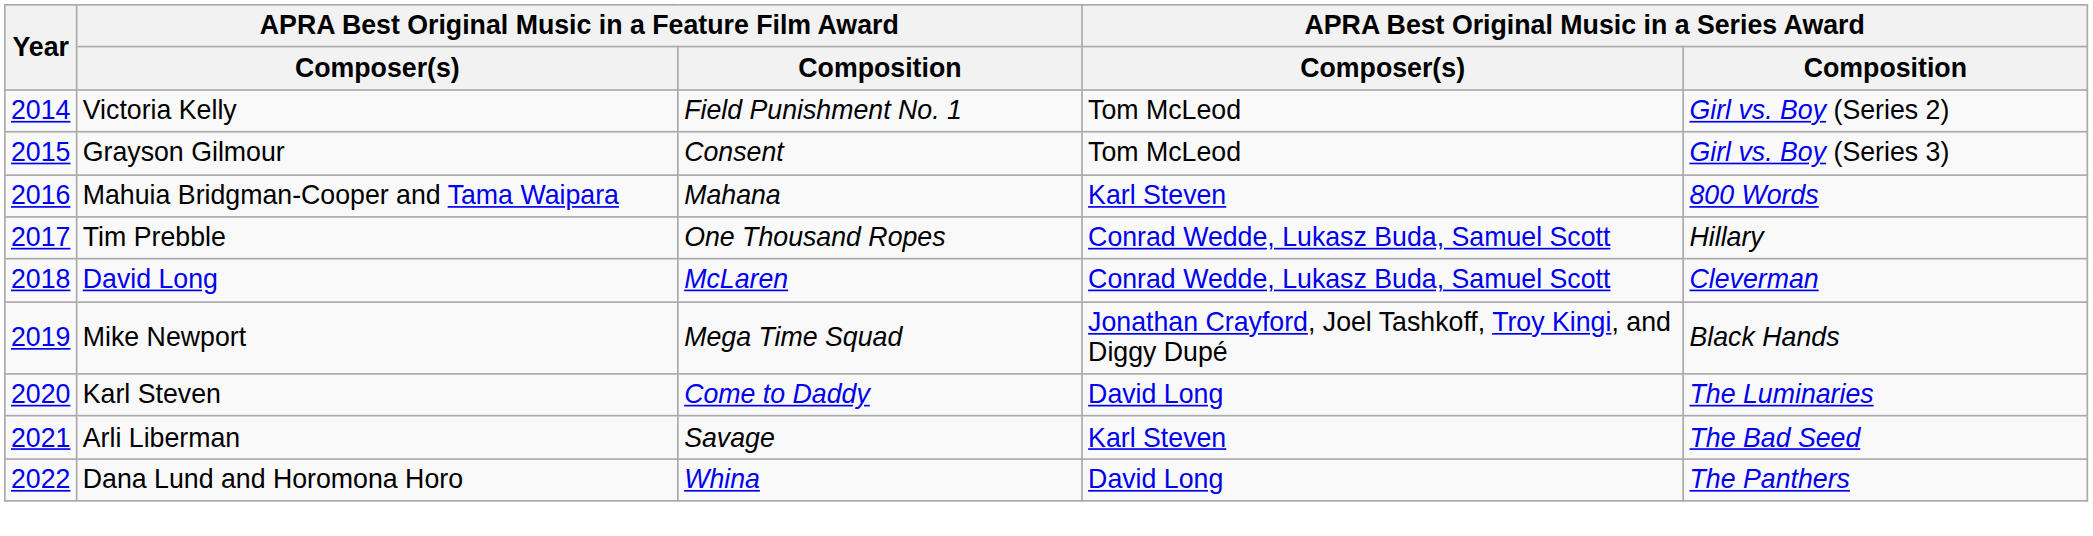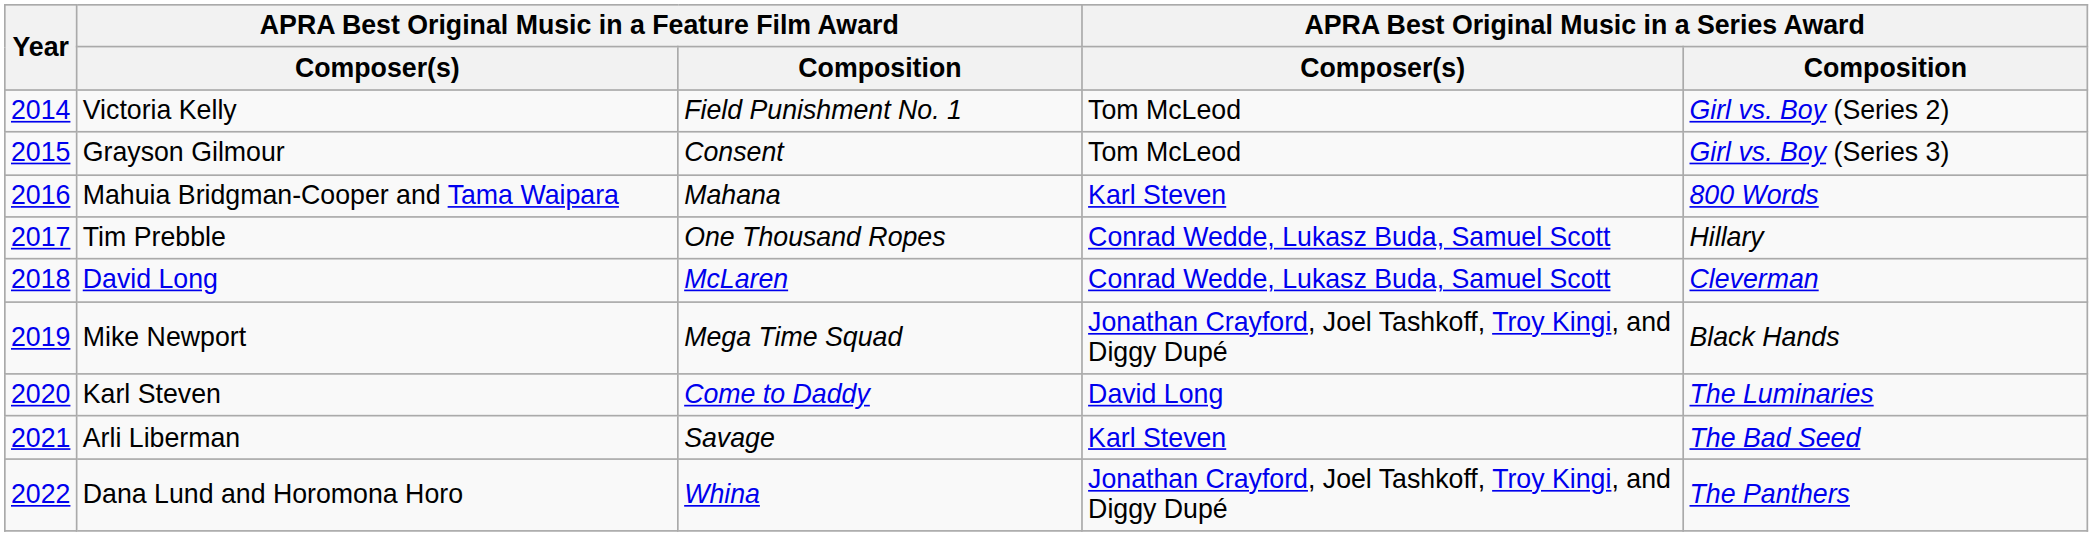(1156, 479) David Long -> (1379, 494) Jonathan Crayford, Joel Tashkoff, Troy Kingi, and Diggy Dupé
